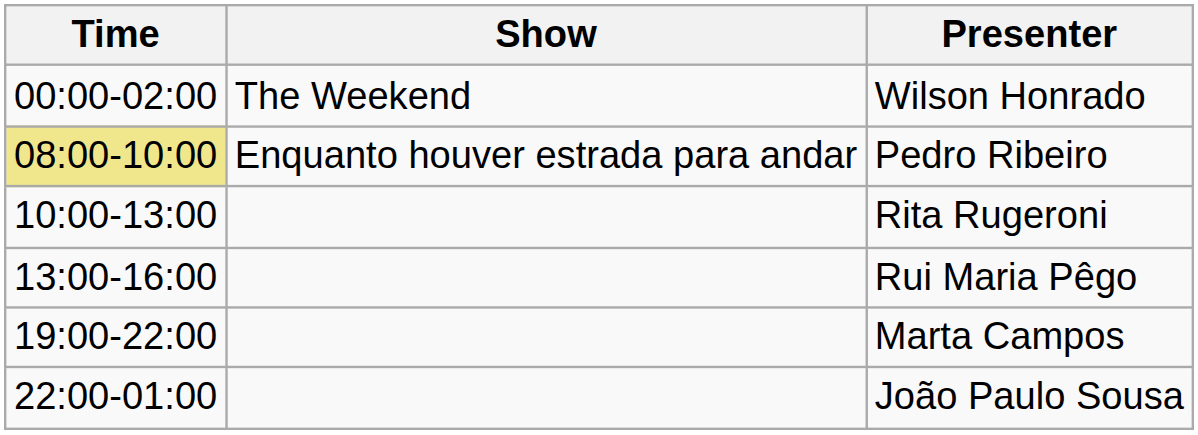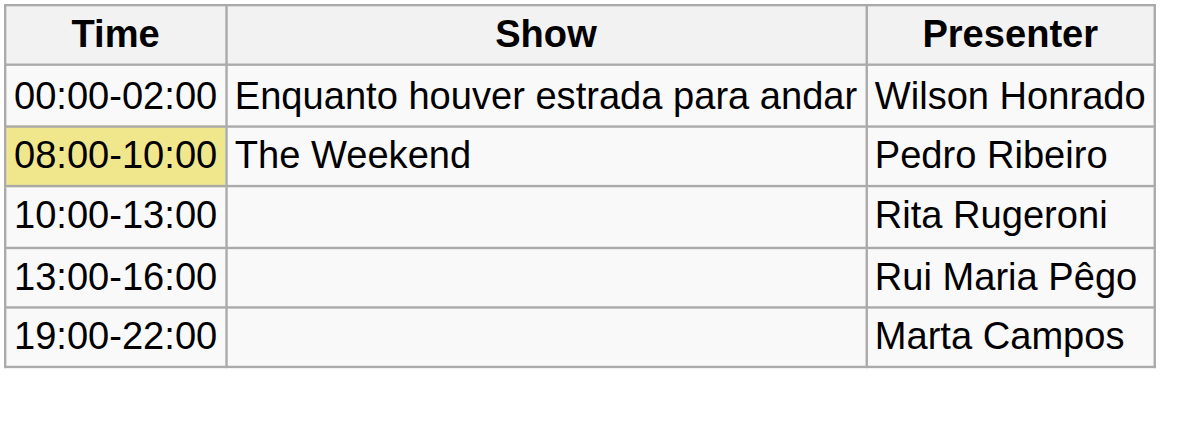(353, 95) The Weekend -> (546, 95) Enquanto houver estrada para andar
(546, 155) Enquanto houver estrada para andar -> (353, 155) The Weekend
- row: (1029, 397)
